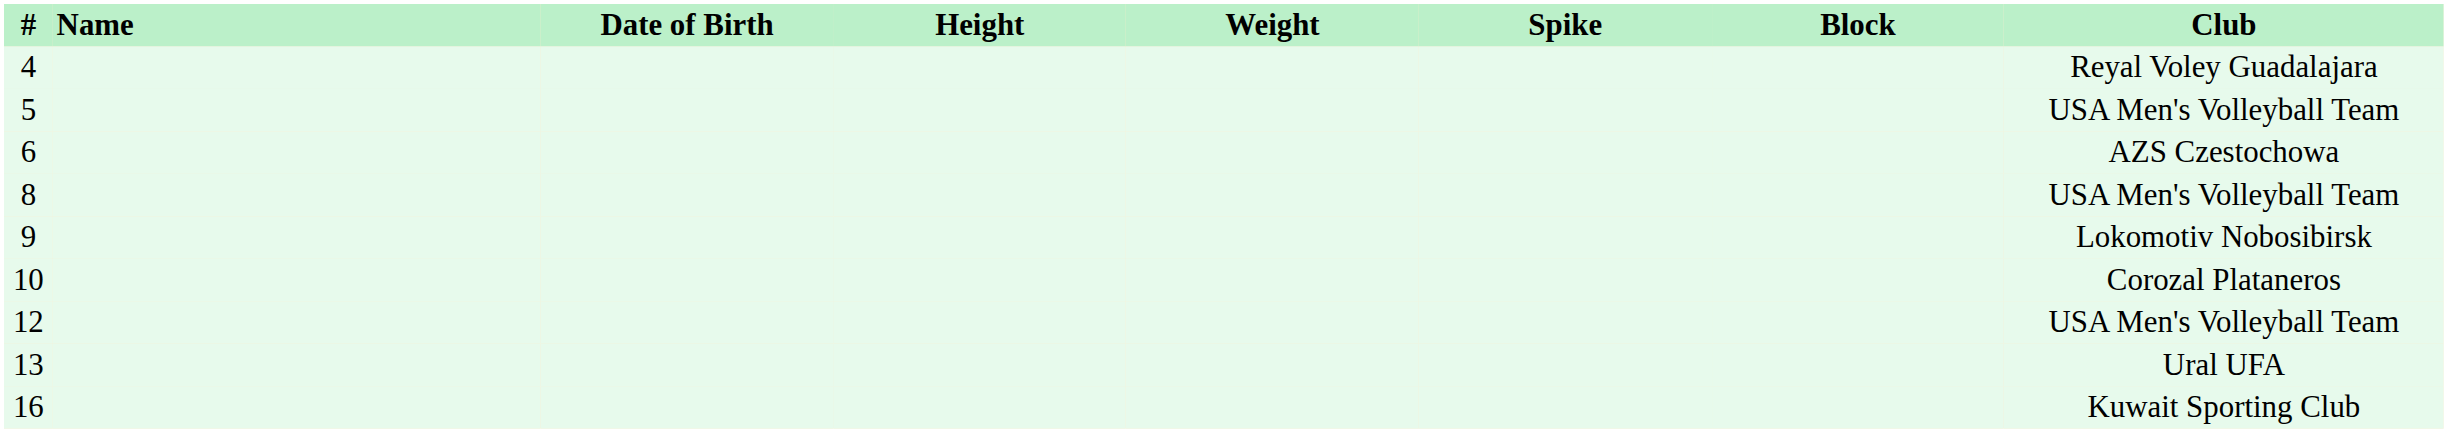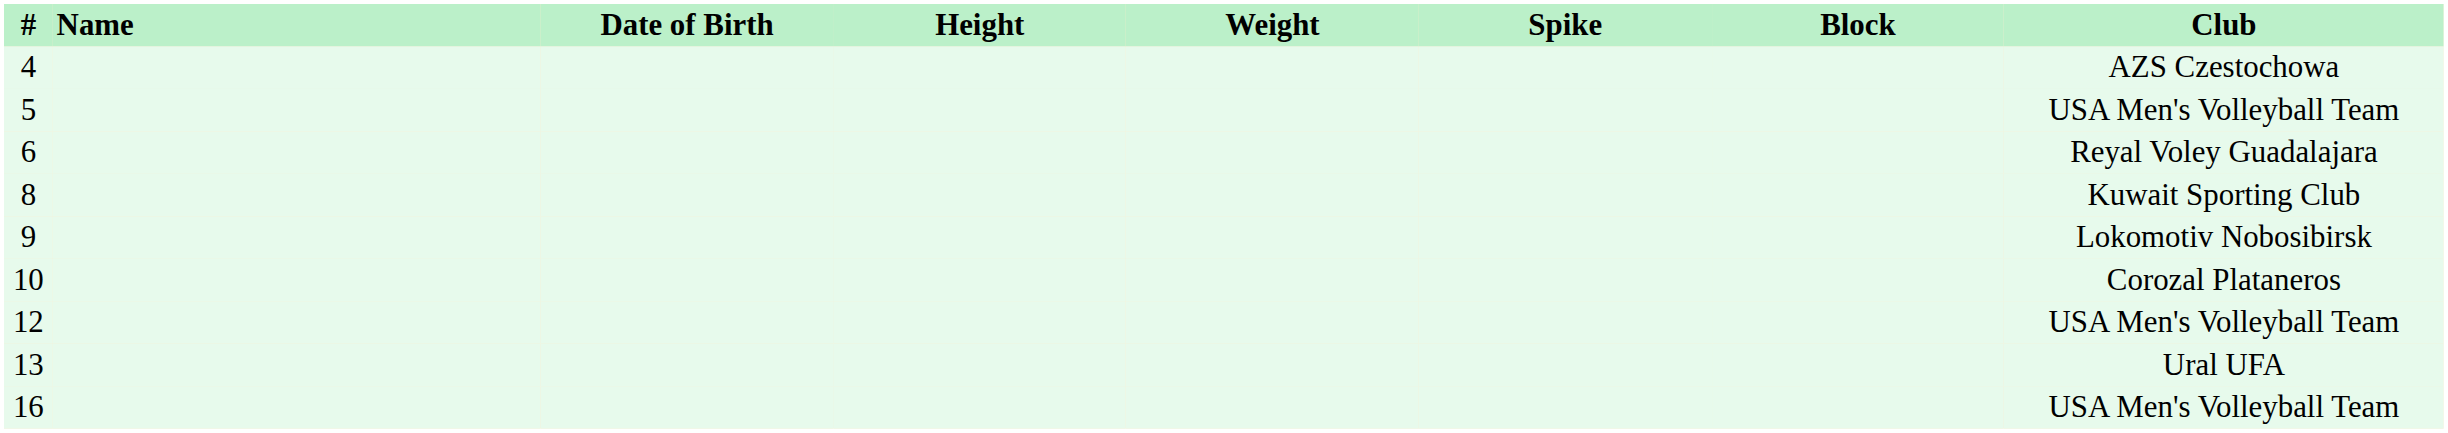(2224, 67) Reyal Voley Guadalajara -> (2224, 67) AZS Czestochowa
(2224, 152) AZS Czestochowa -> (2224, 152) Reyal Voley Guadalajara
(2224, 194) USA Men's Volleyball Team -> (2224, 194) Kuwait Sporting Club
(2224, 406) Kuwait Sporting Club -> (2224, 406) USA Men's Volleyball Team
